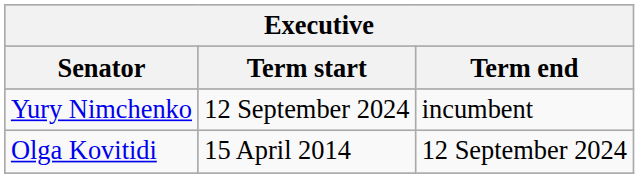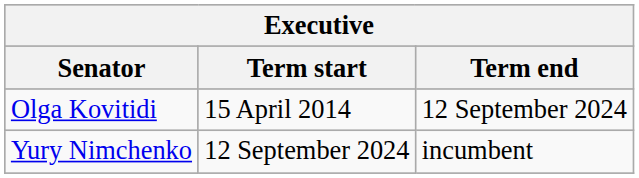rows swapped: (84, 151) <-> (101, 109)
